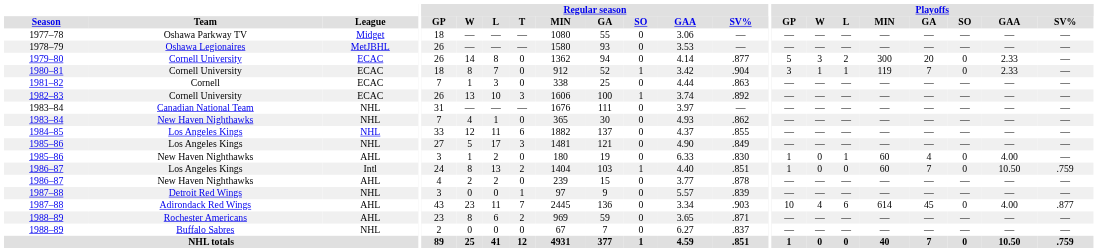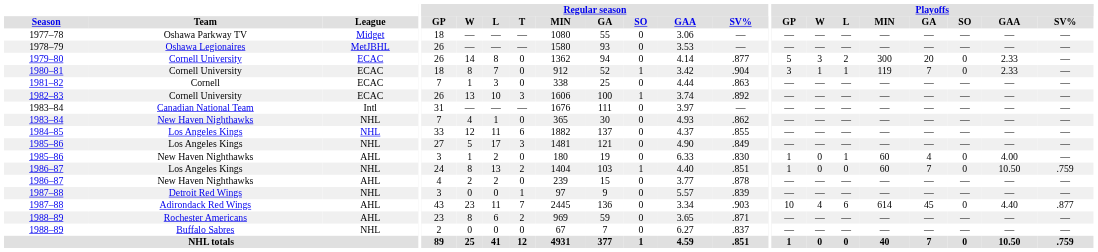(370, 107) NHL -> (370, 107) Intl
(370, 168) Intl -> (370, 168) NHL
(1009, 205) 4.00 -> (1009, 205) 4.40
